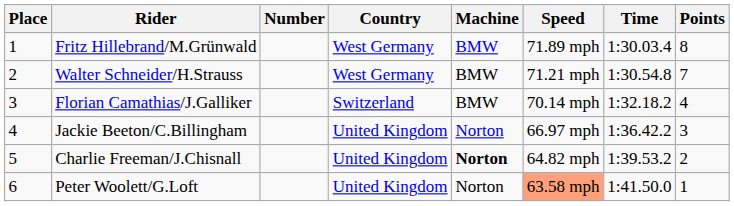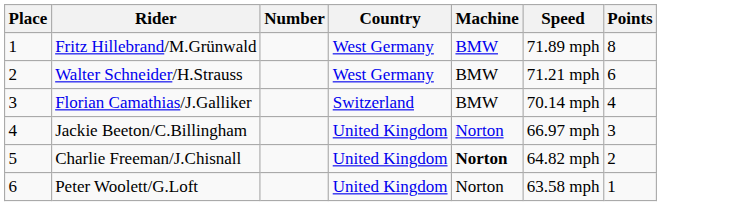- column: (639, 18)
(684, 74) 7 -> (612, 74) 6
(563, 187) lightsalmon background -> (563, 187) no background
